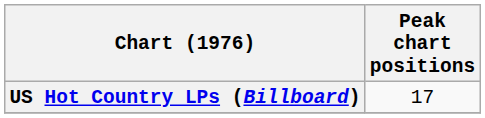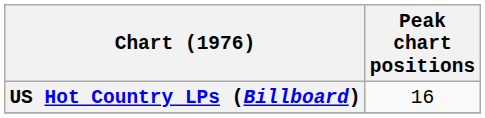(422, 97) 17 -> (422, 97) 16
